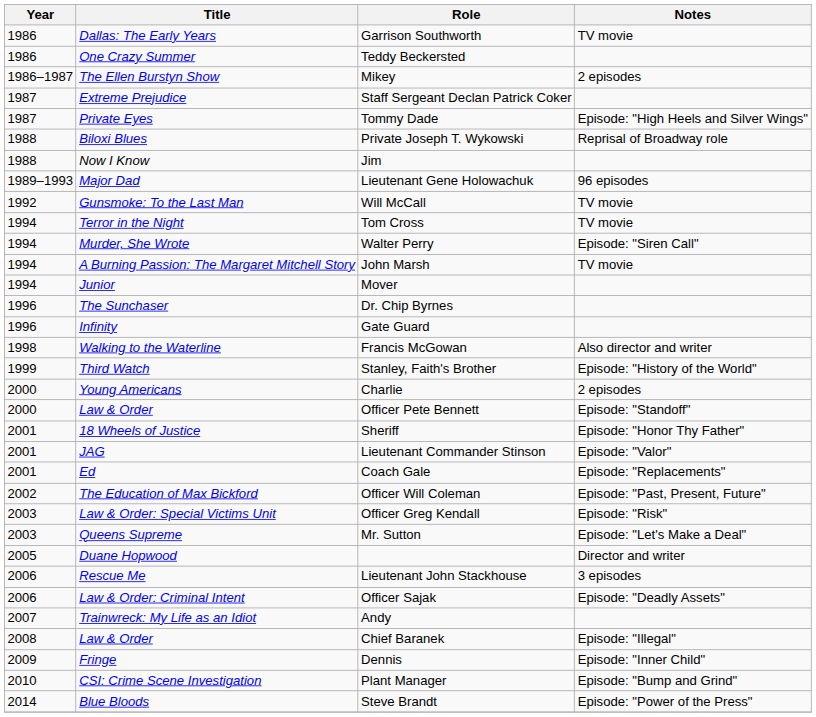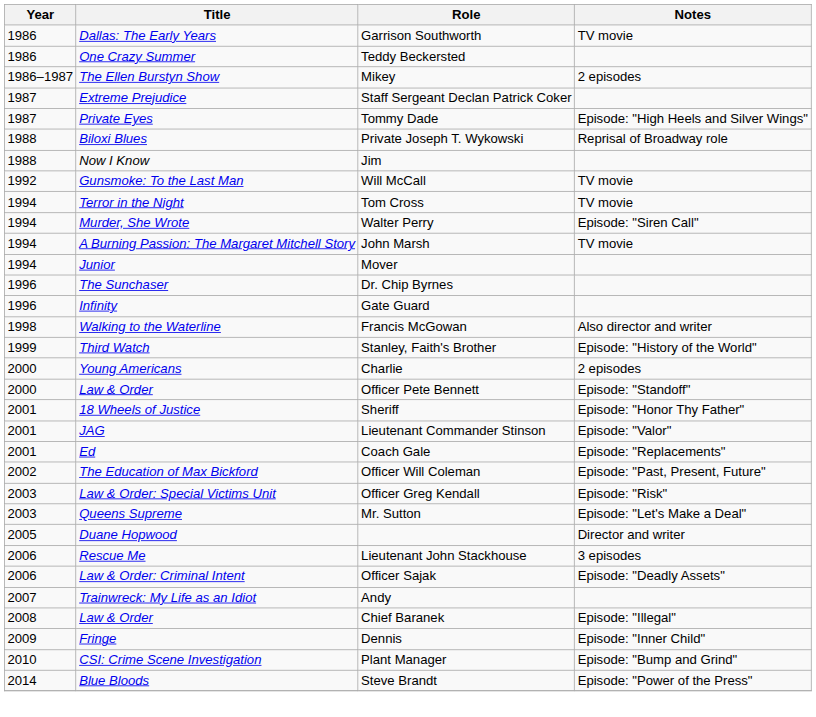- row: (109, 181)
